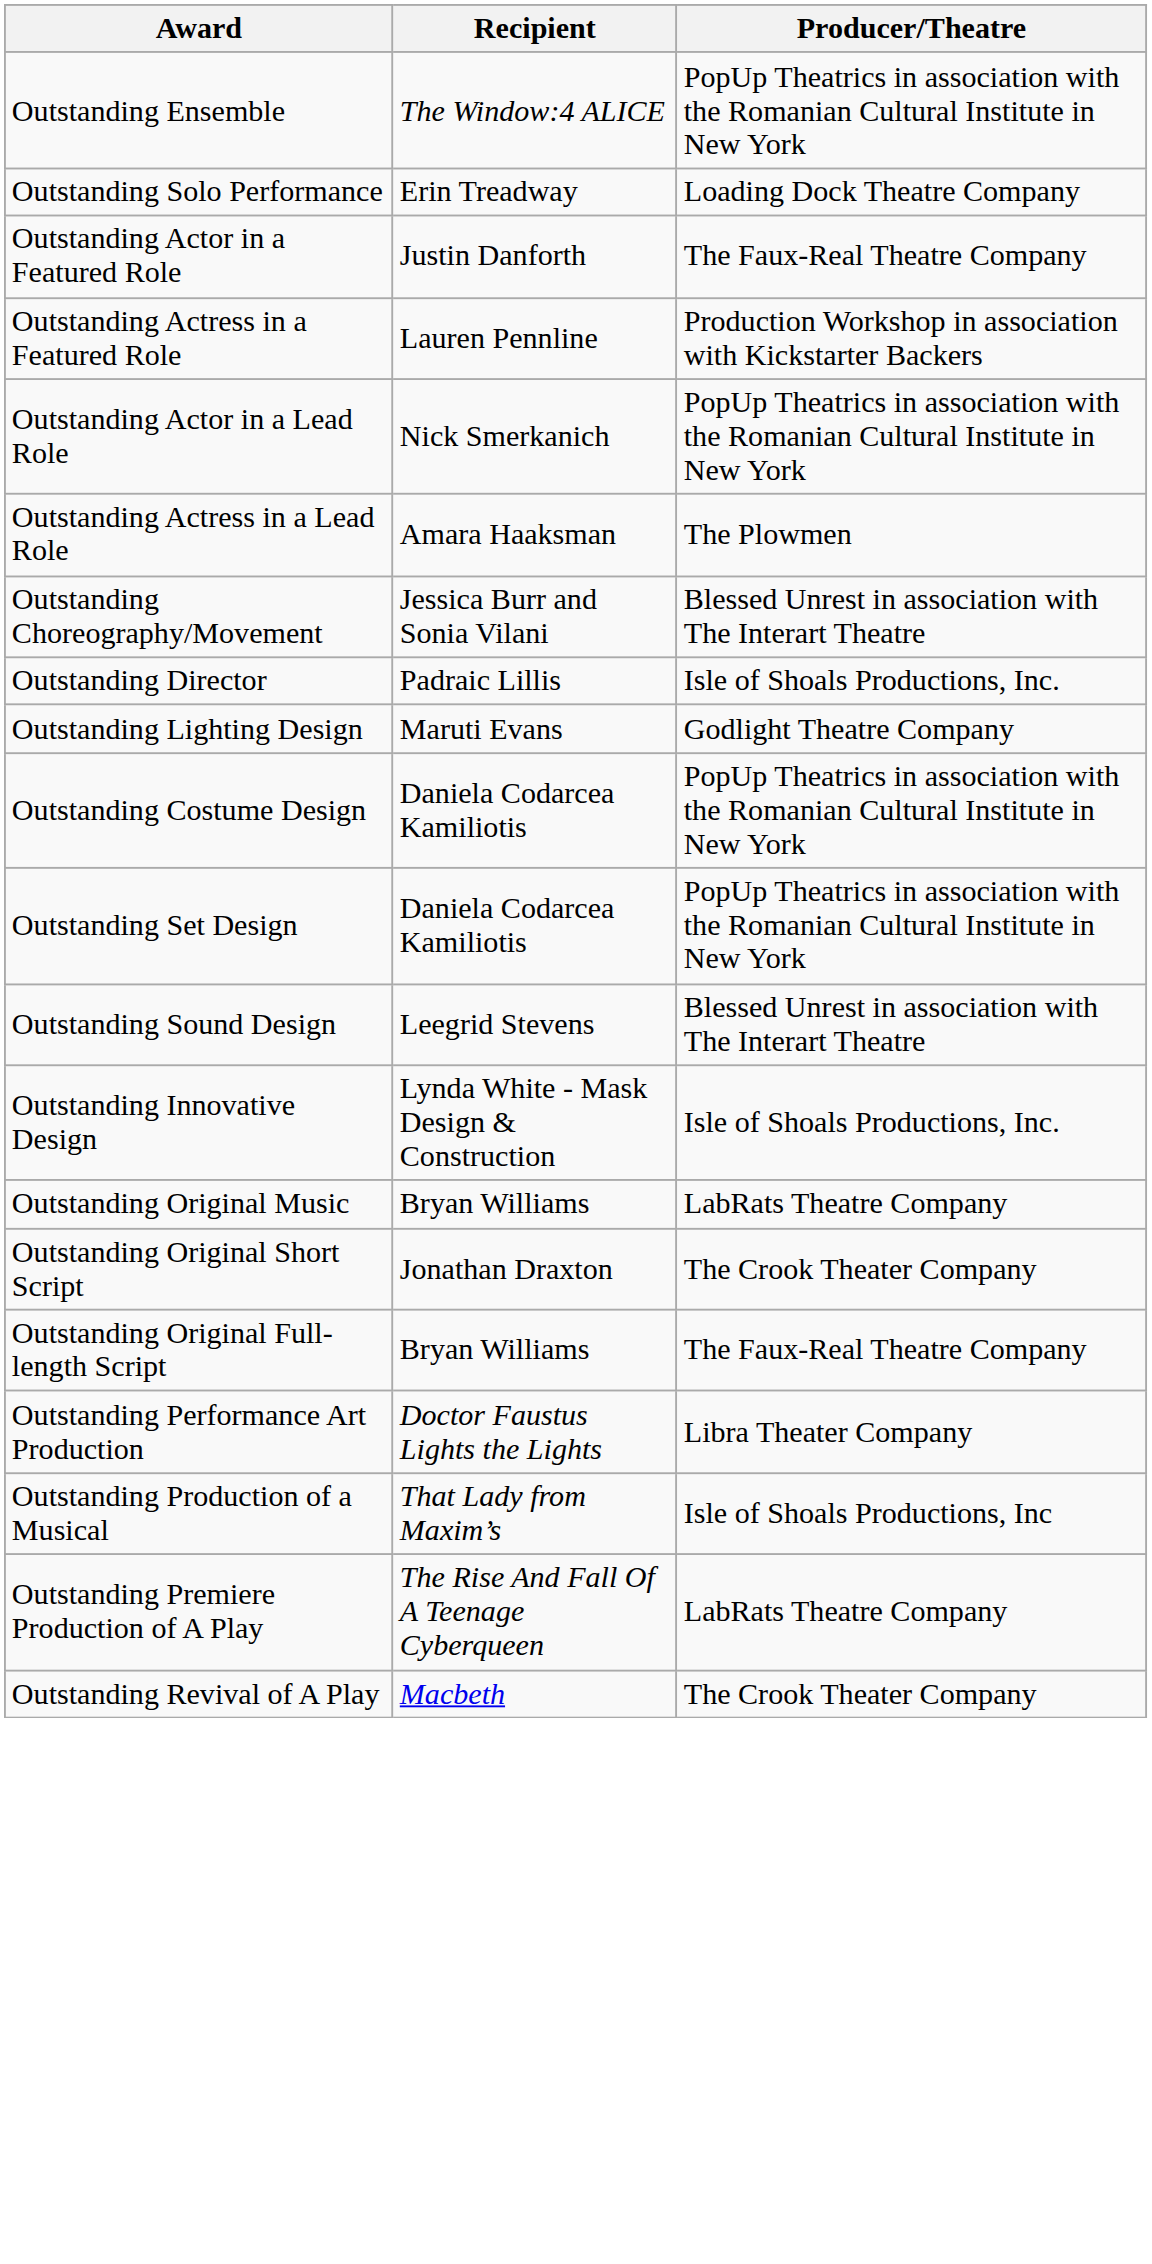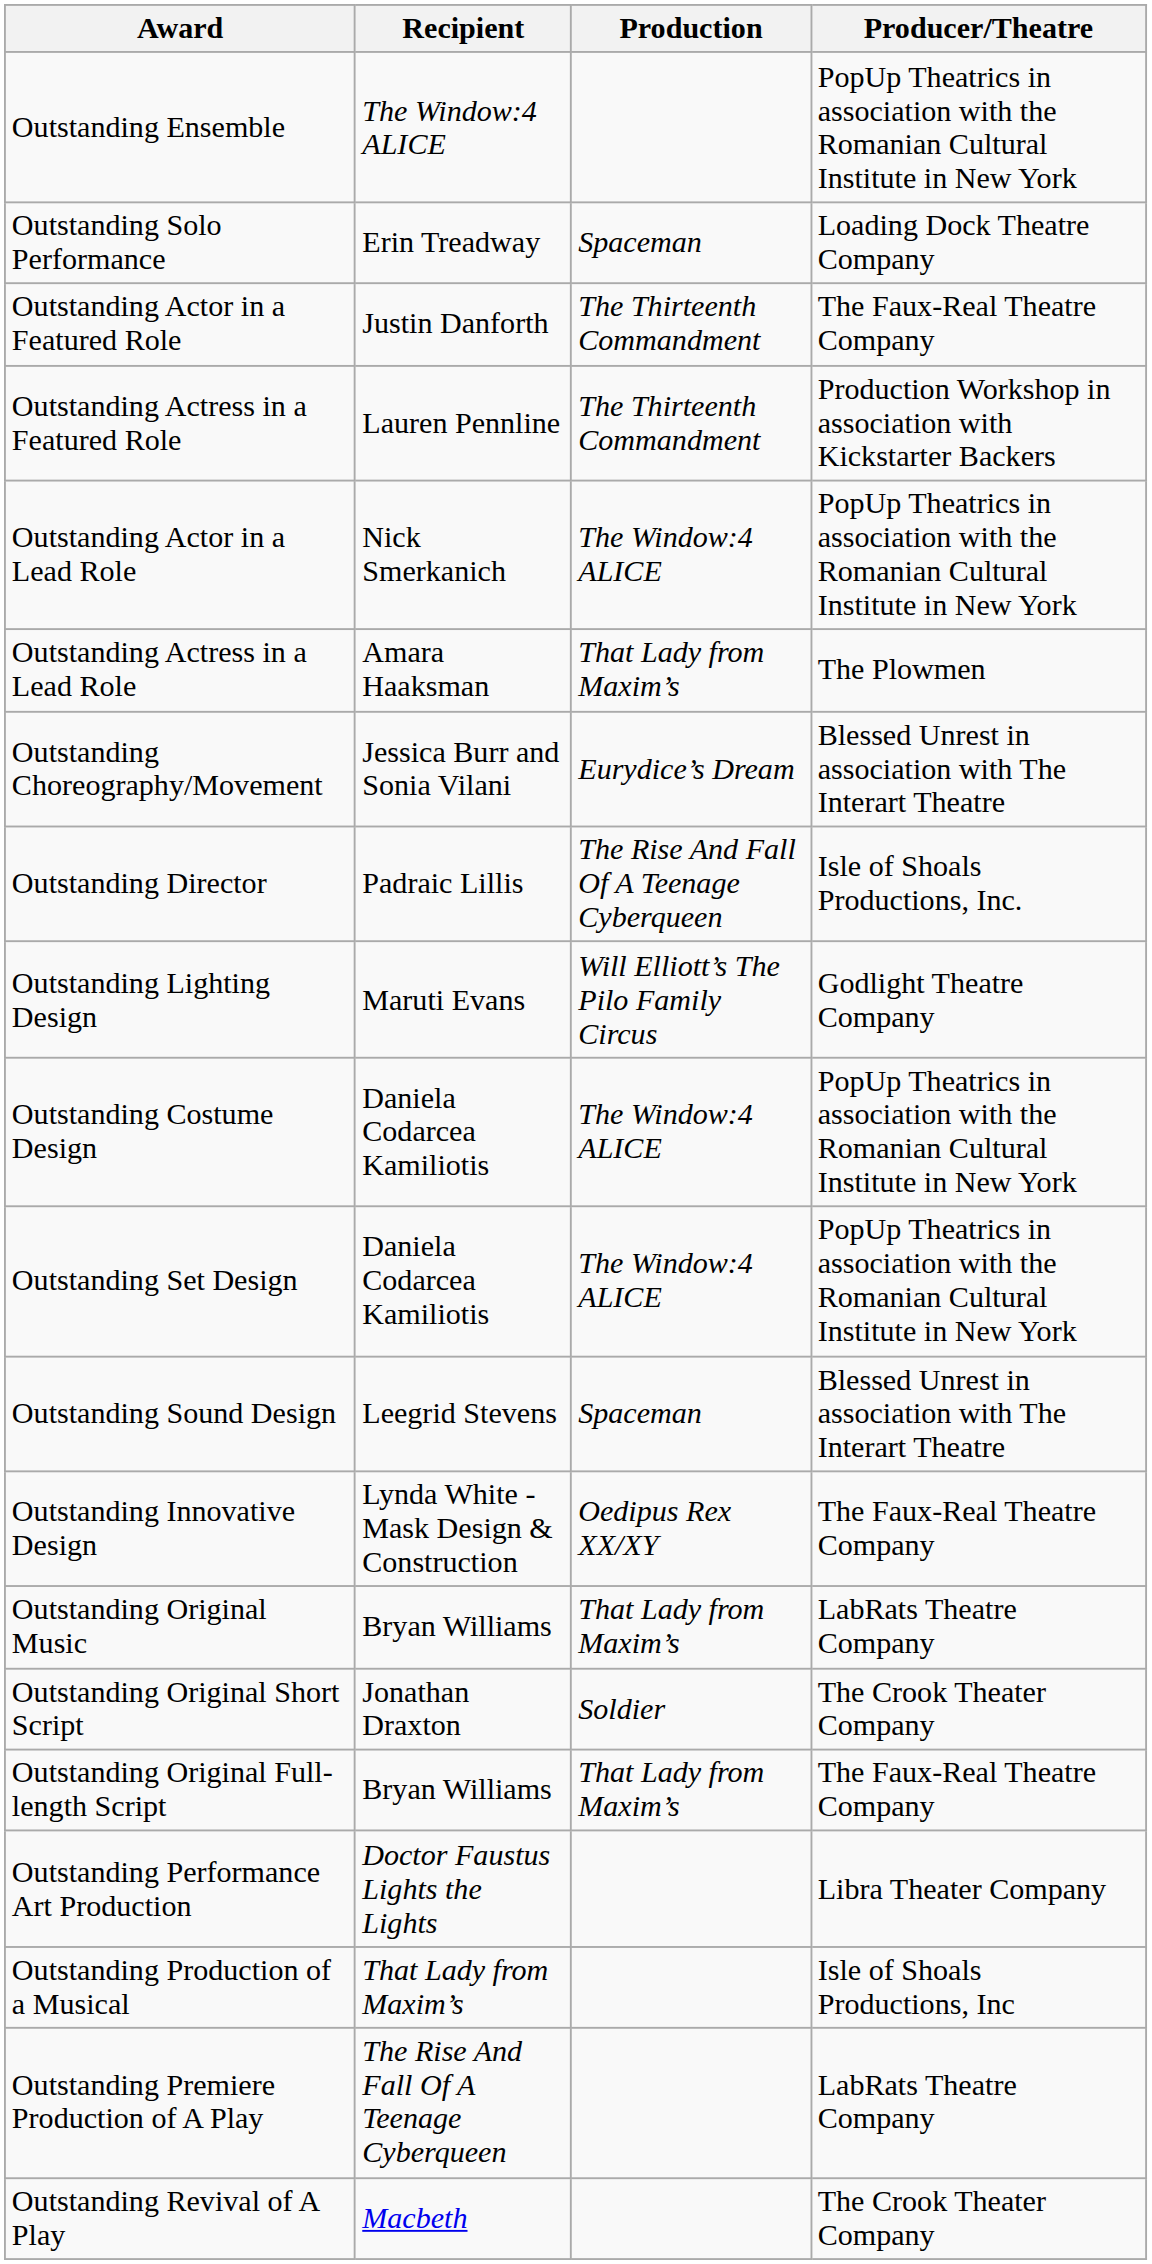+ column: (691, 28)
(872, 1122) Isle of Shoals Productions, Inc. -> (957, 1528) The Faux-Real Theatre Company
